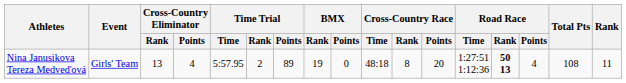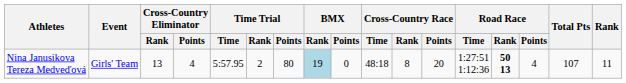(289, 64) 89 -> (289, 64) 80
(317, 64) no background -> (317, 64) lightblue background
(571, 64) 108 -> (571, 64) 107
